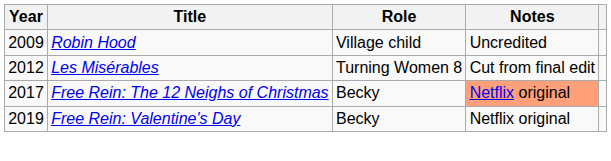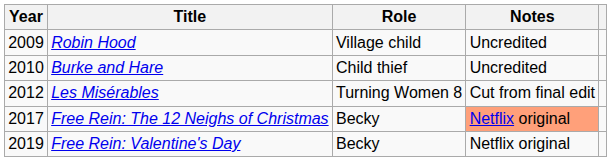+ row: (107, 67)
